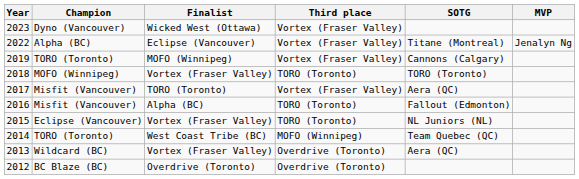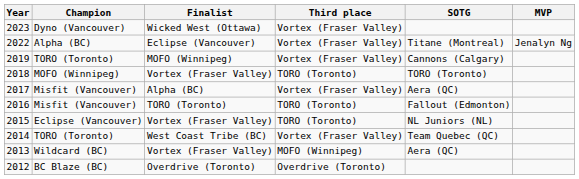(187, 89) TORO (Toronto) -> (176, 89) Alpha (BC)
(176, 105) Alpha (BC) -> (187, 105) TORO (Toronto)
(320, 136) MOFO (Winnipeg) -> (340, 136) Vortex (Fraser Valley)
(332, 151) Overdrive (Toronto) -> (320, 151) MOFO (Winnipeg)
